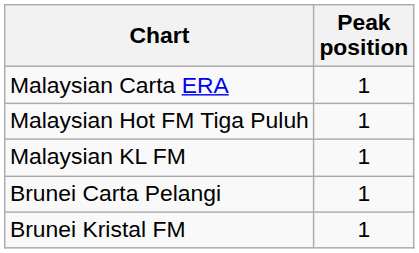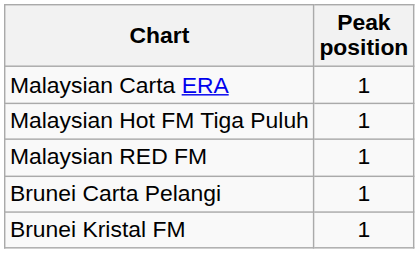- row: (98, 157)
+ row: (109, 157)
